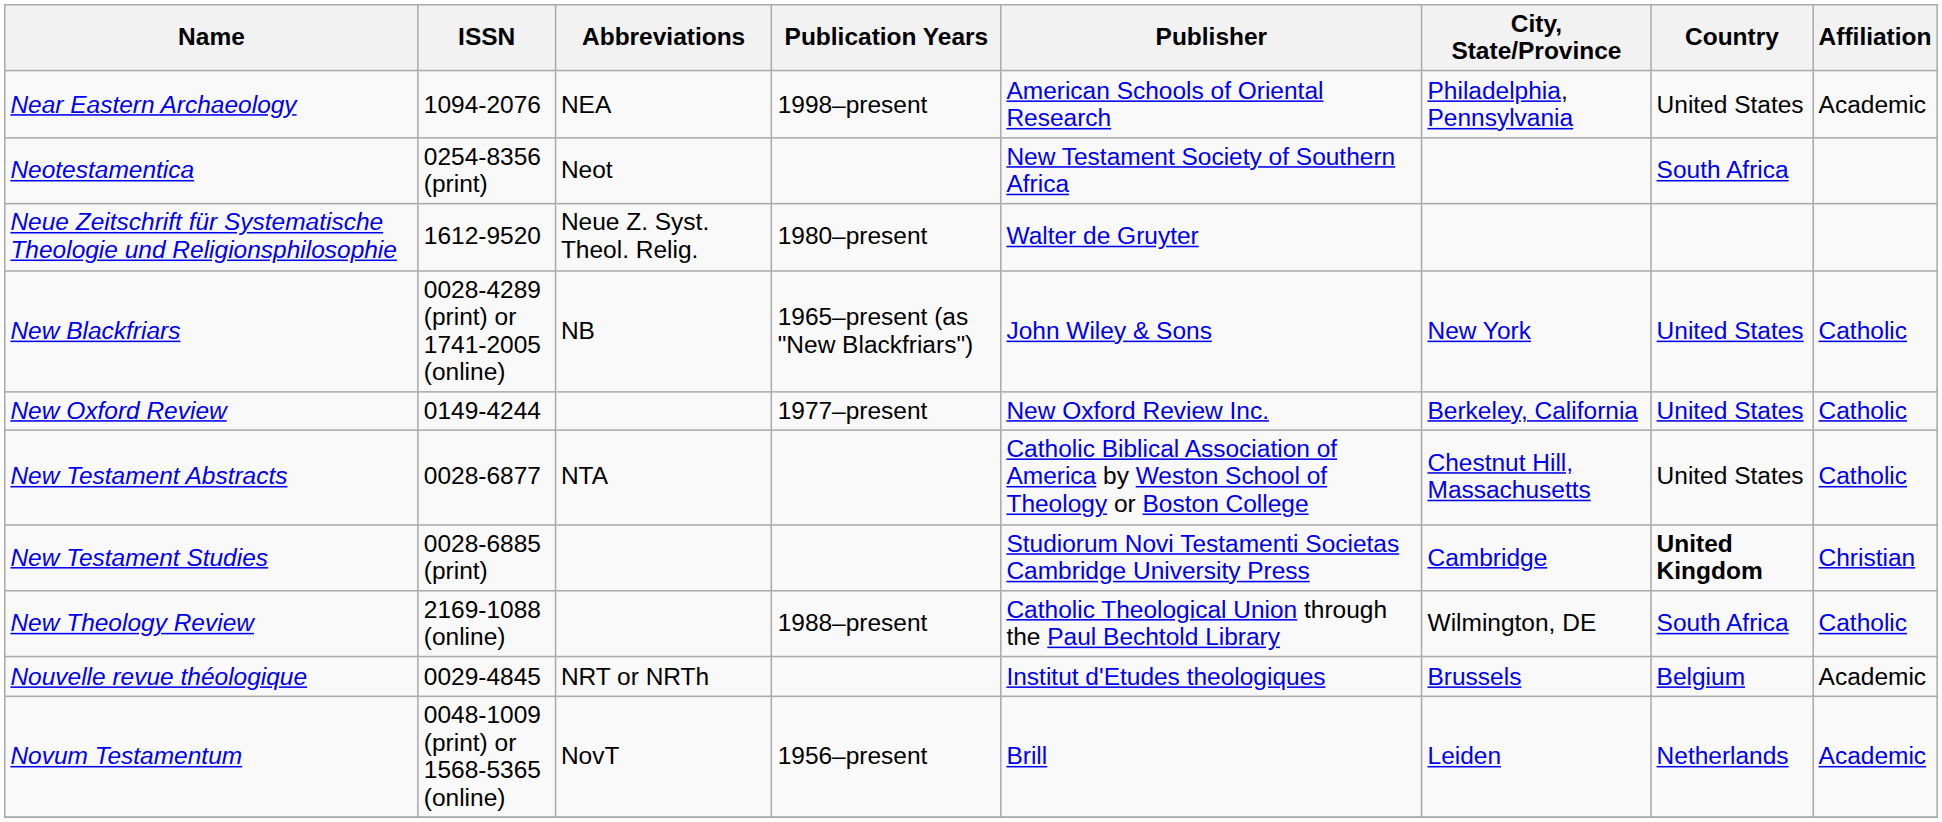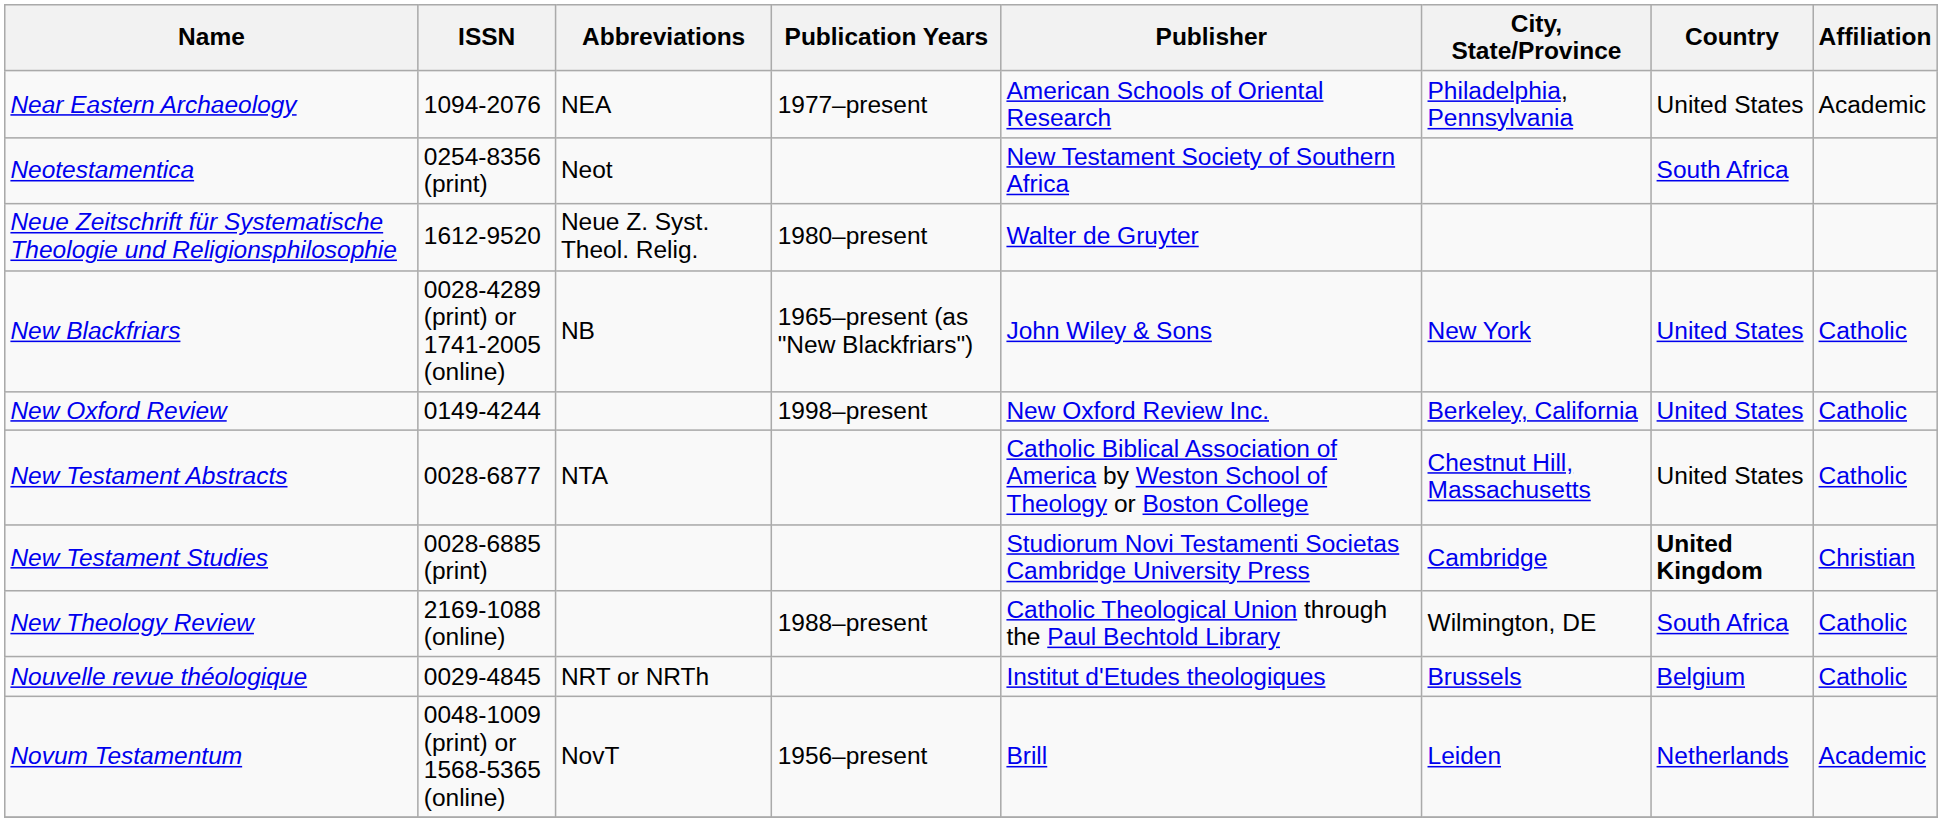(853, 104) 1998–present -> (853, 104) 1977–present
(853, 410) 1977–present -> (853, 410) 1998–present
(1872, 676) Academic -> (1863, 676) Catholic
